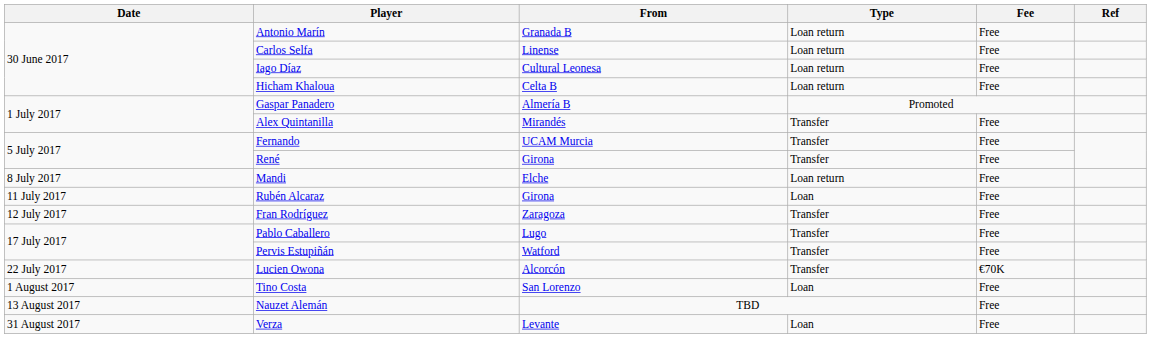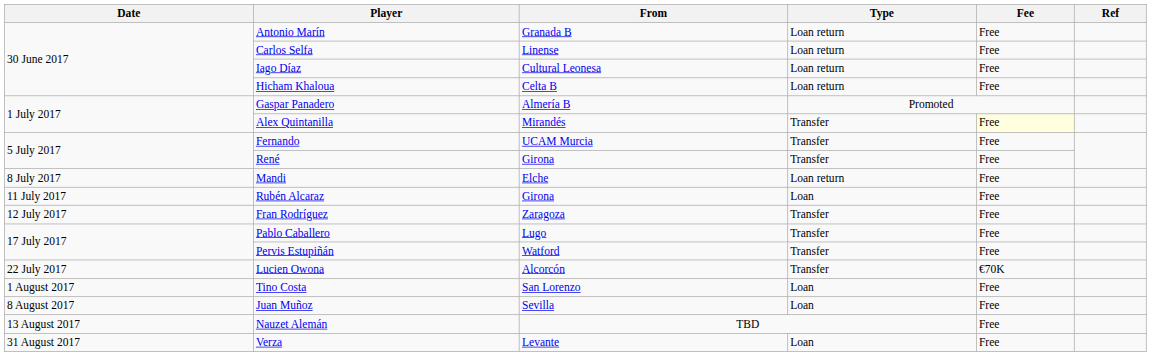(989, 123) no background -> (989, 123) lightyellow background
+ row: (284, 305)
